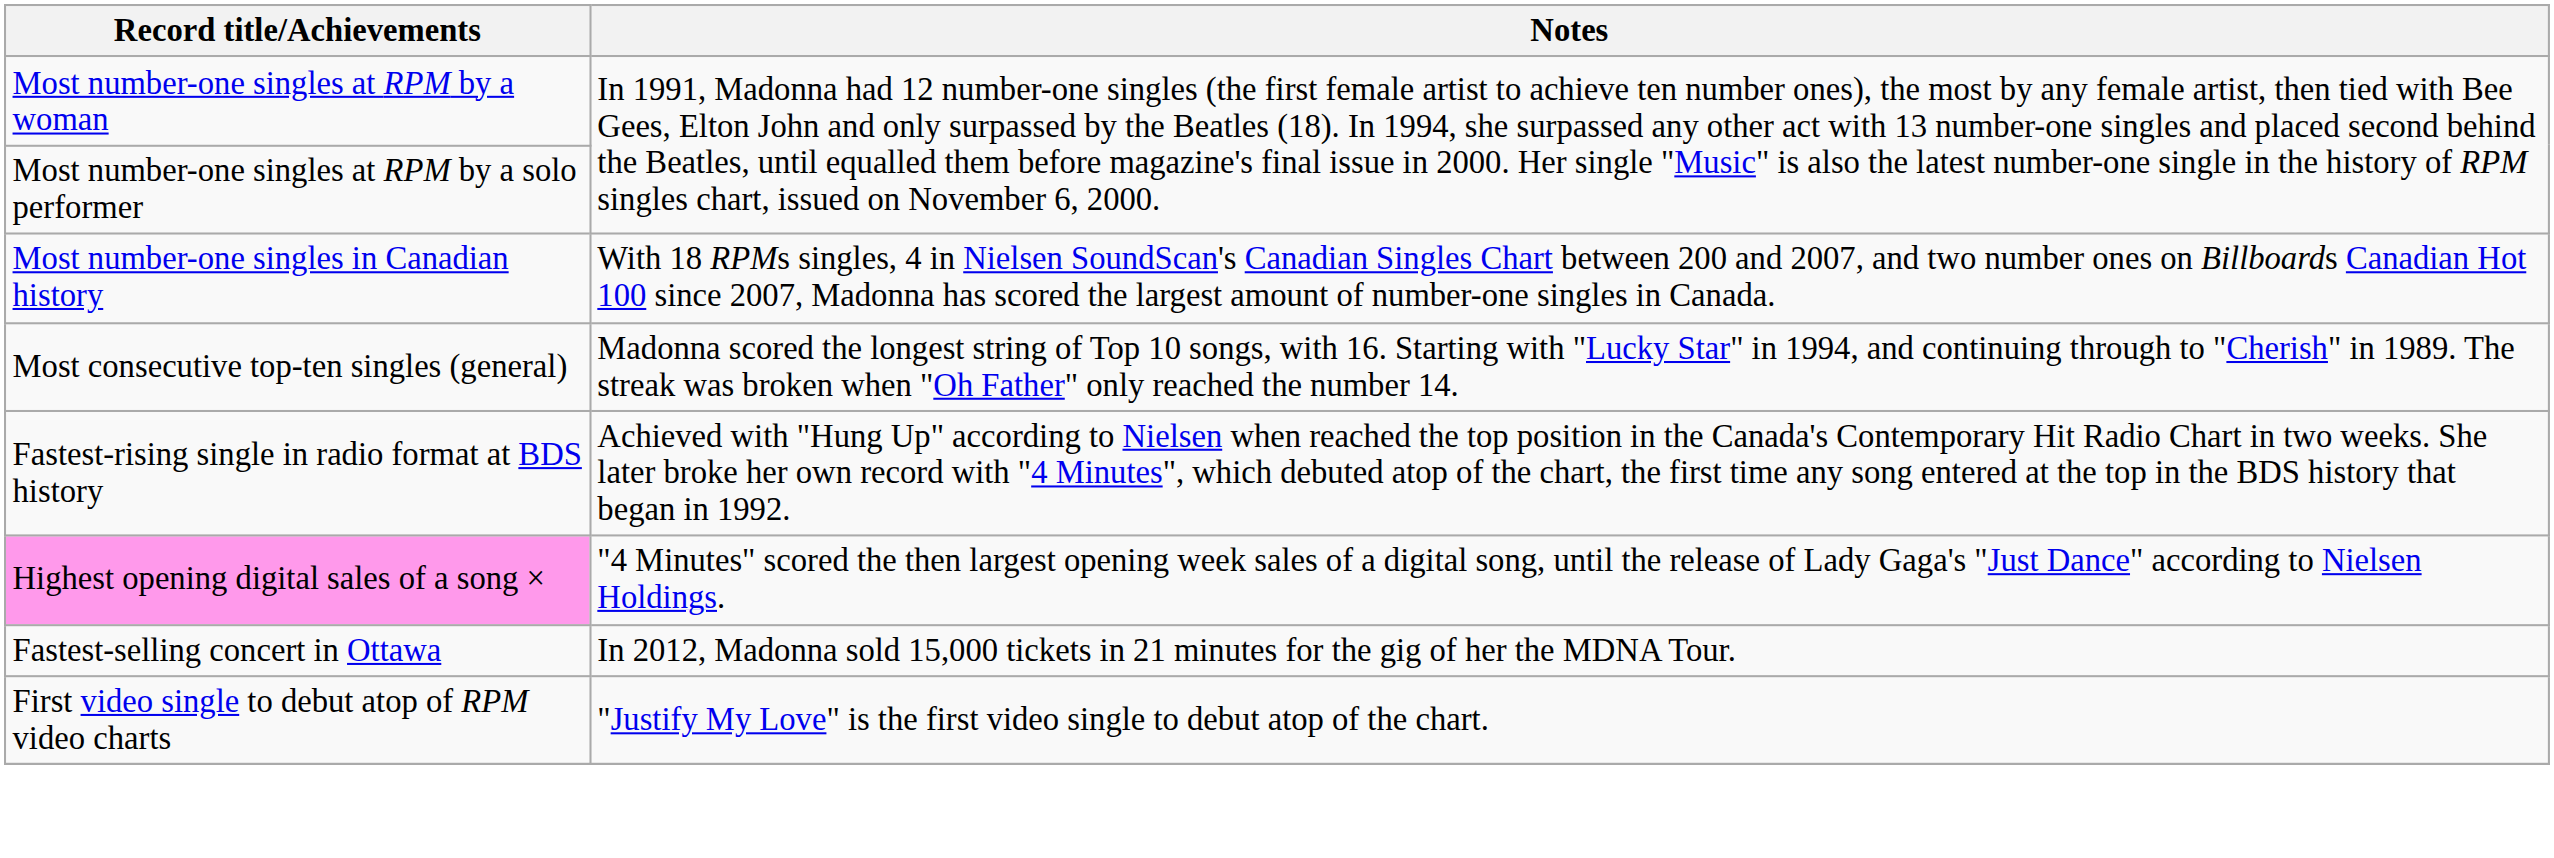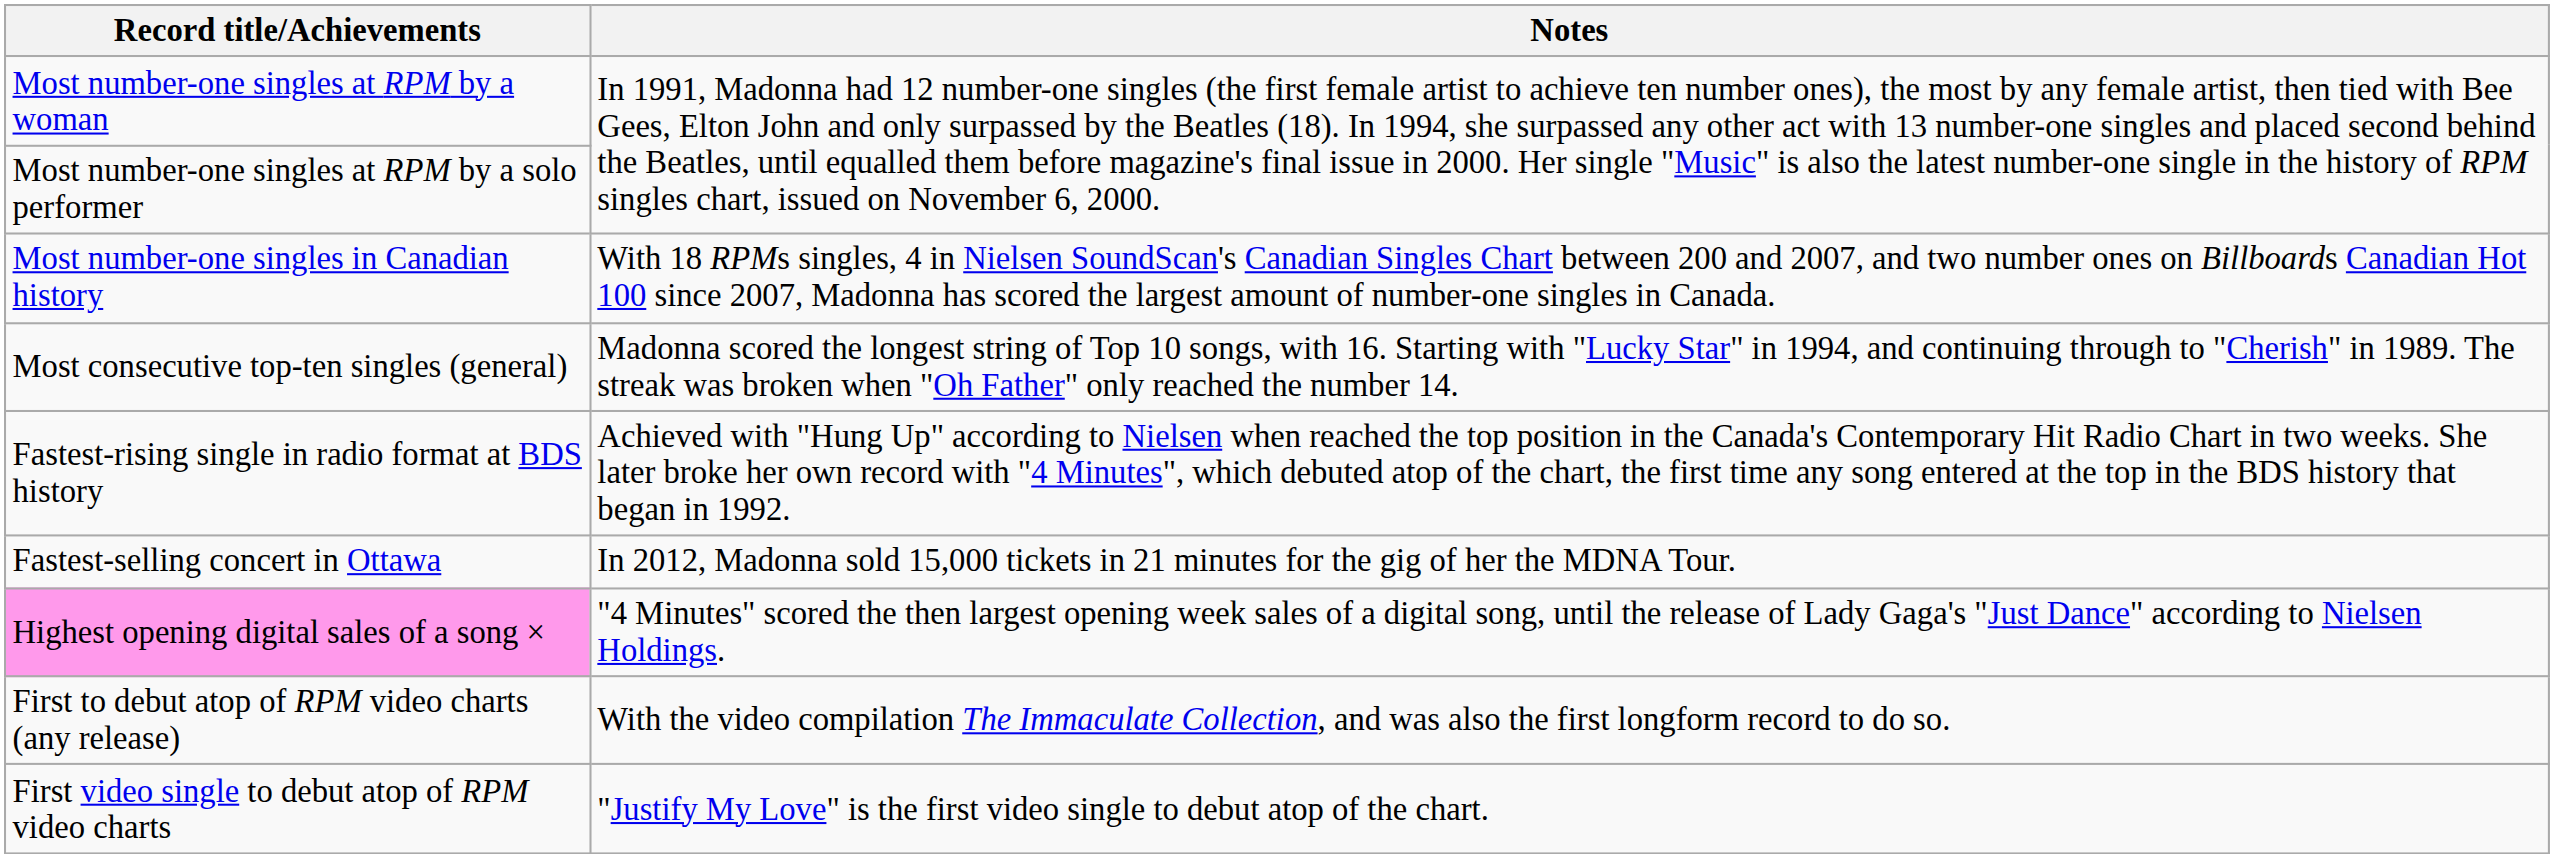rows swapped: (227, 649) <-> (279, 579)
+ row: (270, 719)
